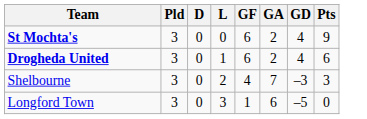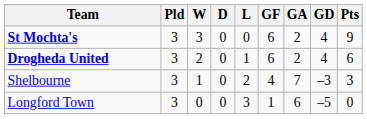+ column: (199, 15)
